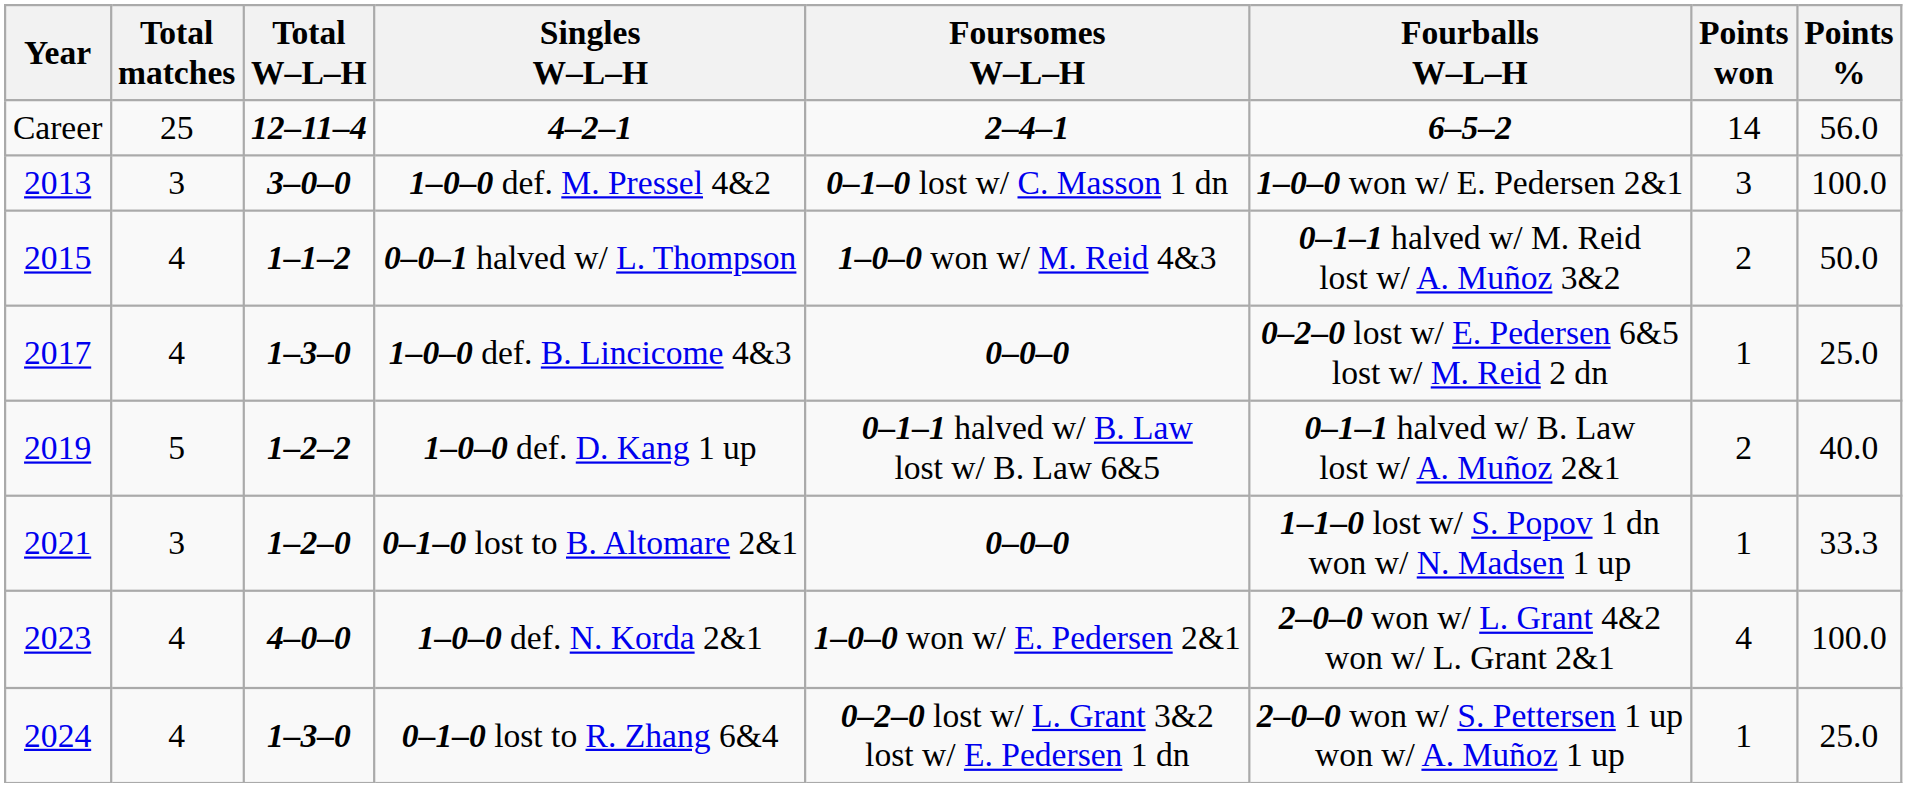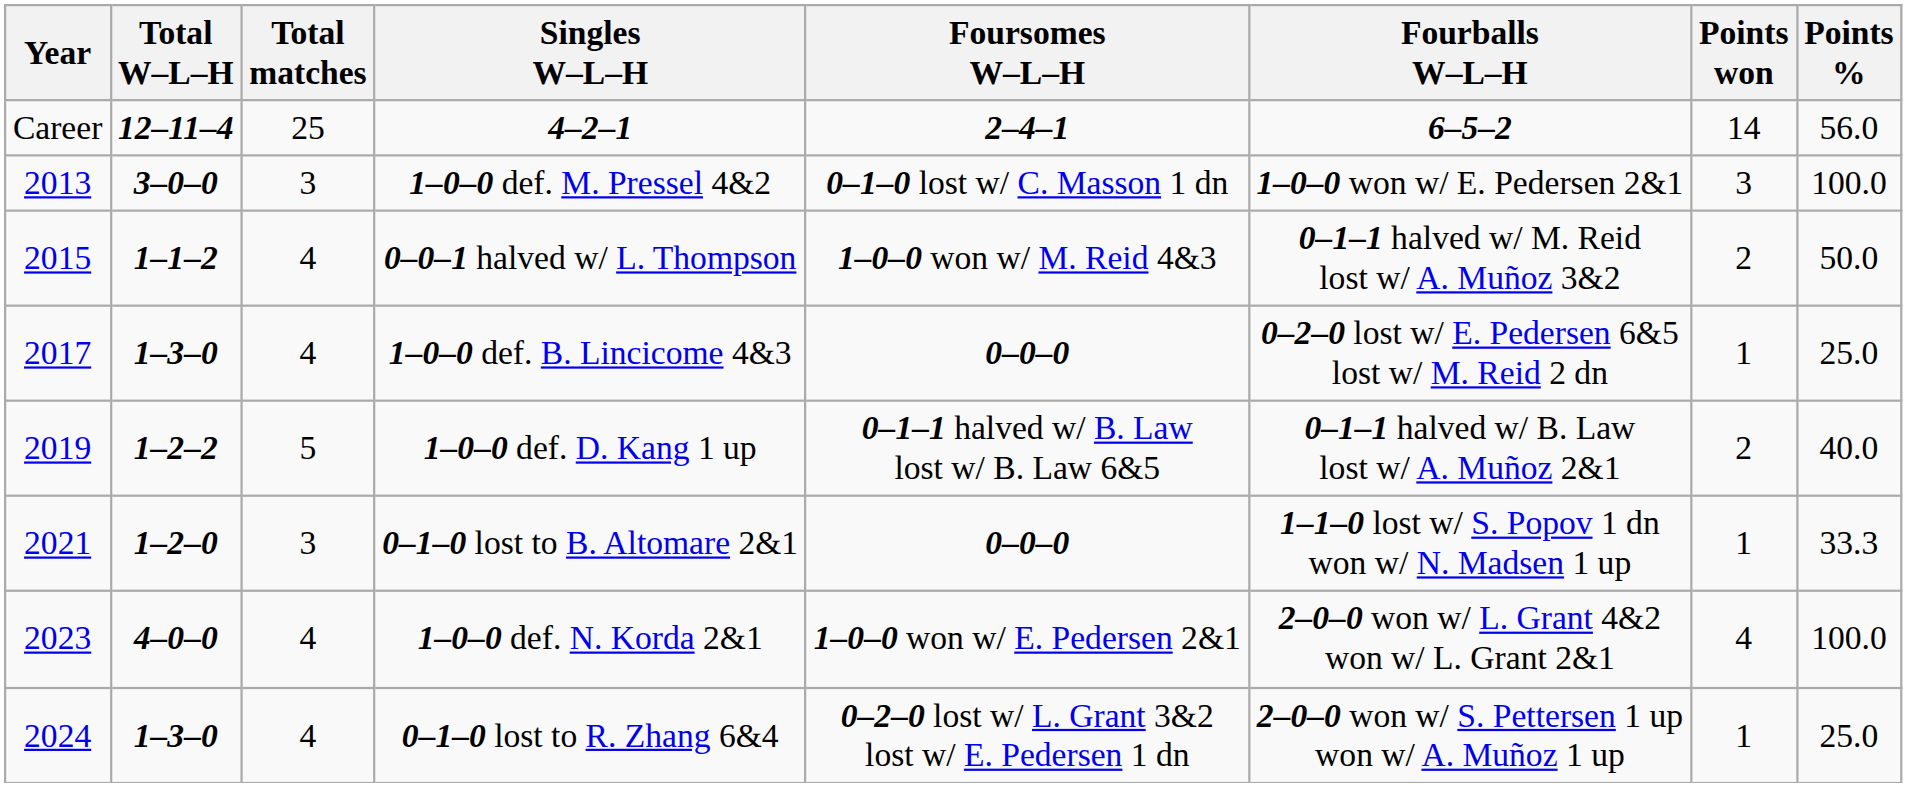columns swapped: (177, 52) <-> (309, 52)
